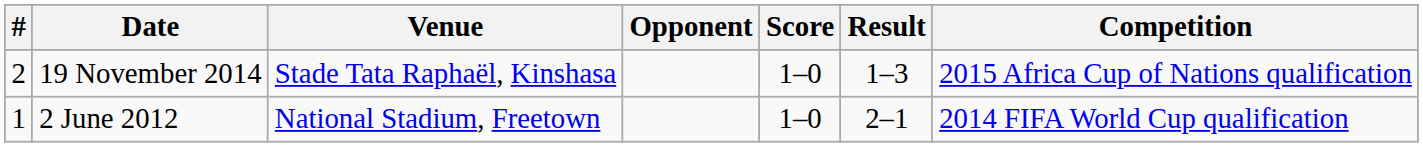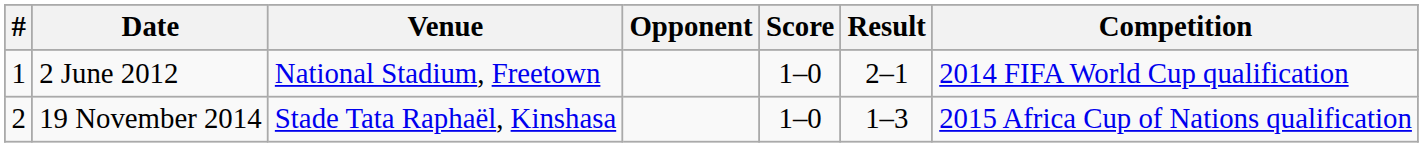rows swapped: (109, 118) <-> (150, 73)
